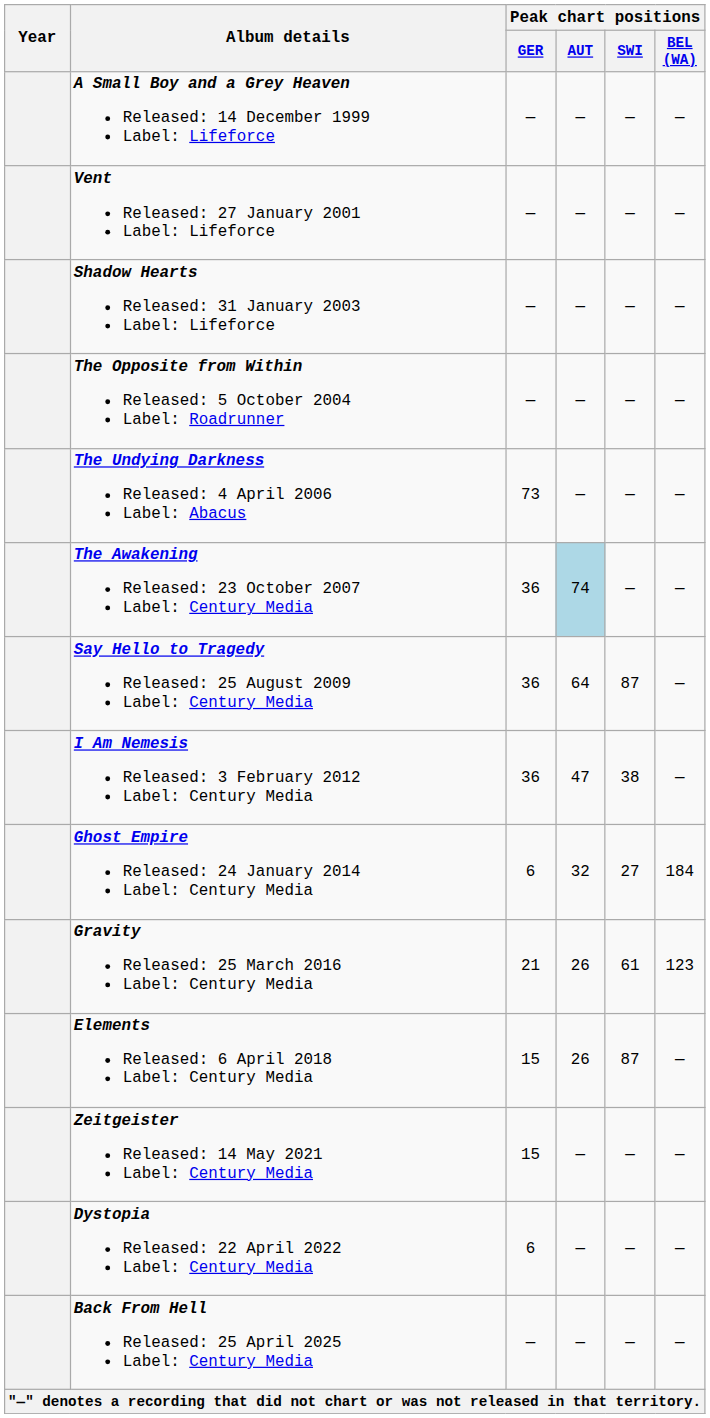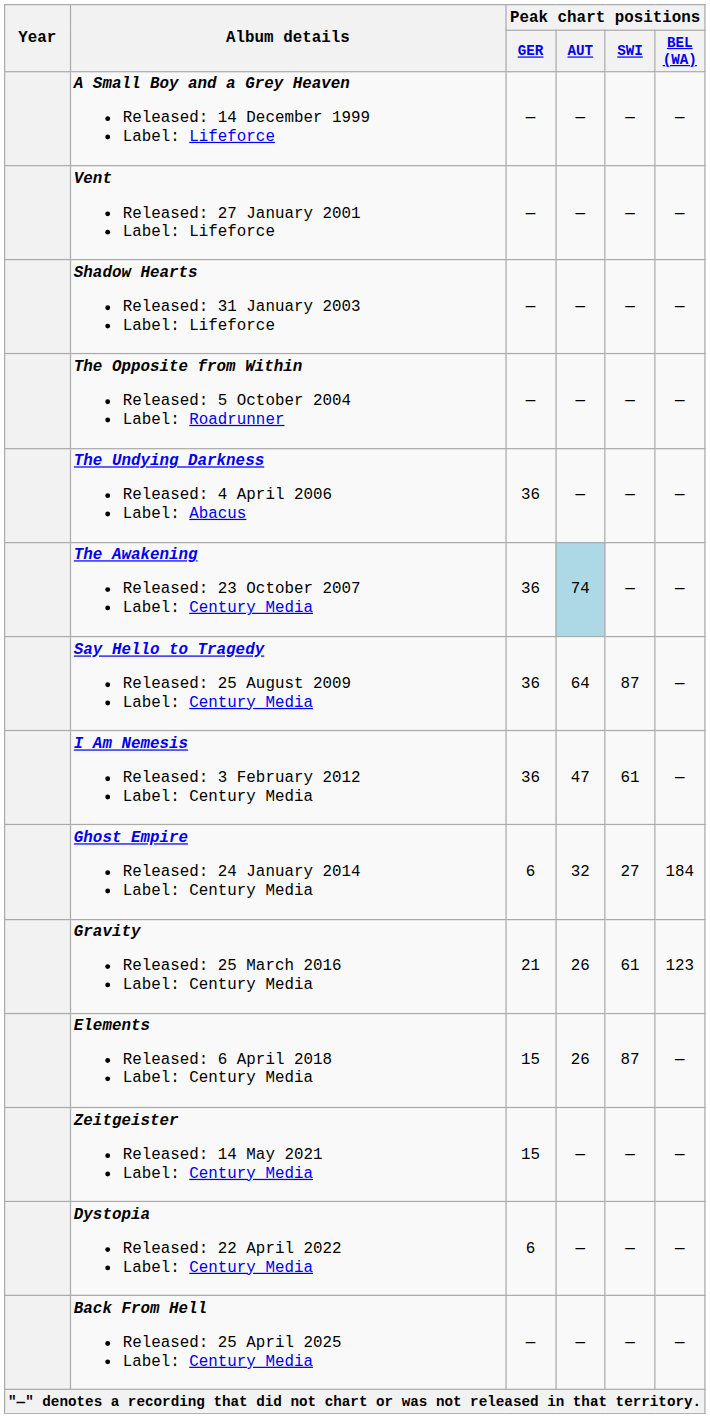(531, 495) 73 -> (531, 495) 36
(630, 778) 38 -> (630, 778) 61
